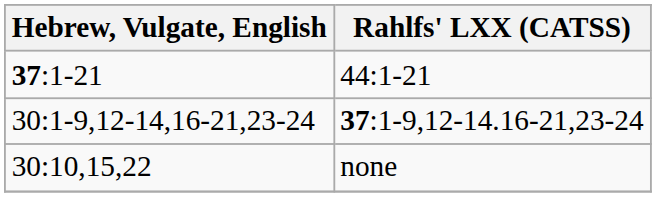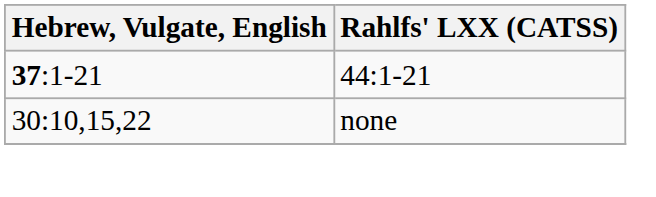- row: (163, 120)
